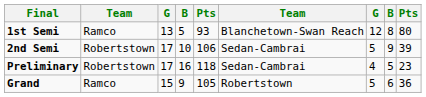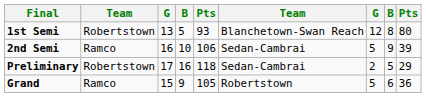(100, 31) Ramco -> (119, 31) Robertstown
(119, 48) Robertstown -> (100, 48) Ramco
(167, 48) 17 -> (167, 48) 16
(372, 66) 4 -> (372, 66) 2
(405, 66) 23 -> (405, 66) 29
